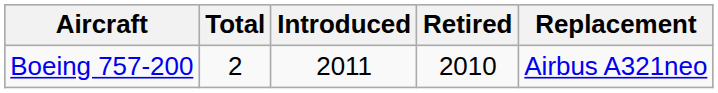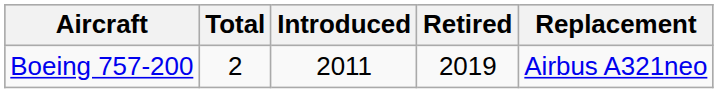(468, 66) 2010 -> (468, 66) 2019
